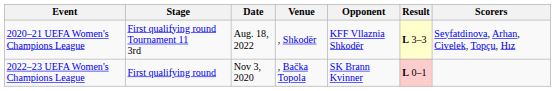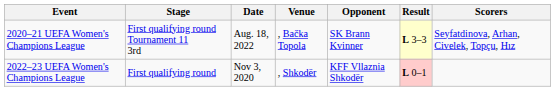(297, 39) , Shkodër -> (293, 39) , Bačka Topola
(357, 39) KFF Vllaznia Shkodër -> (350, 39) SK Brann Kvinner
(293, 72) , Bačka Topola -> (297, 72) , Shkodër
(350, 72) SK Brann Kvinner -> (357, 72) KFF Vllaznia Shkodër
